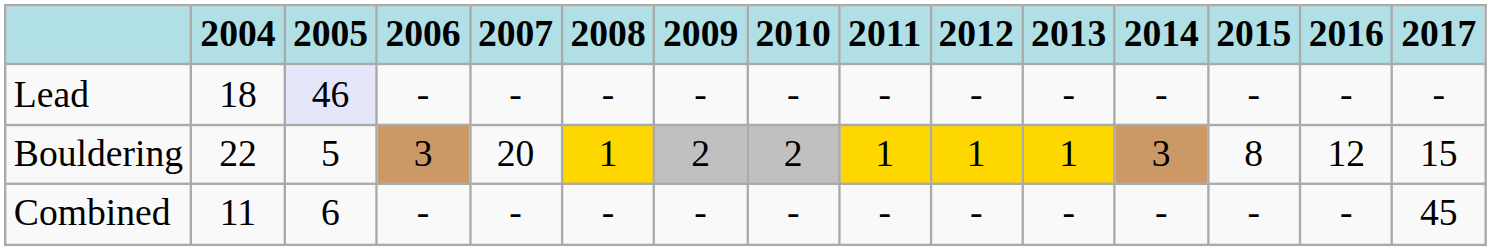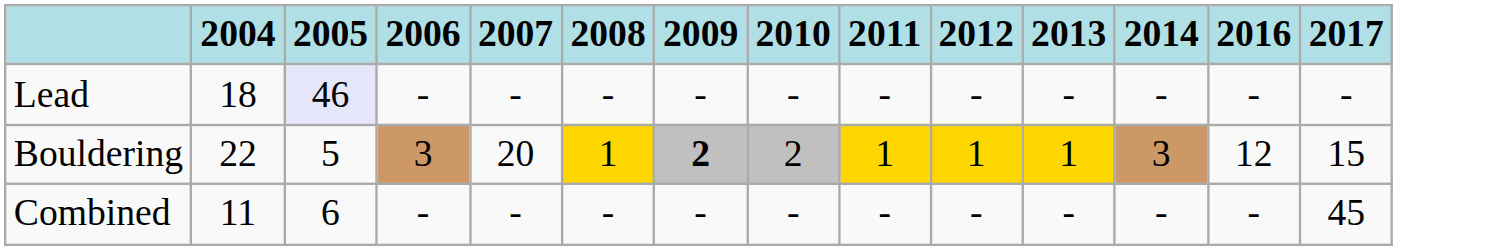- column: (1254, 34)
(701, 153) normal -> (701, 153) bold
